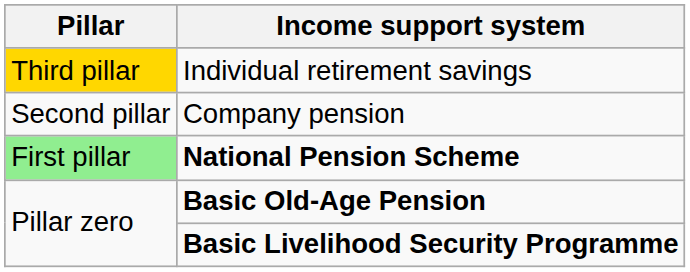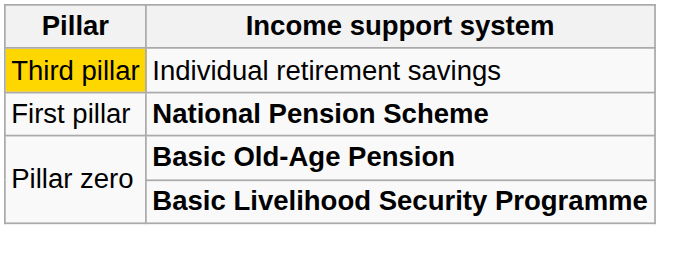- row: (294, 113)
(71, 157) lightgreen background -> (71, 113) no background
